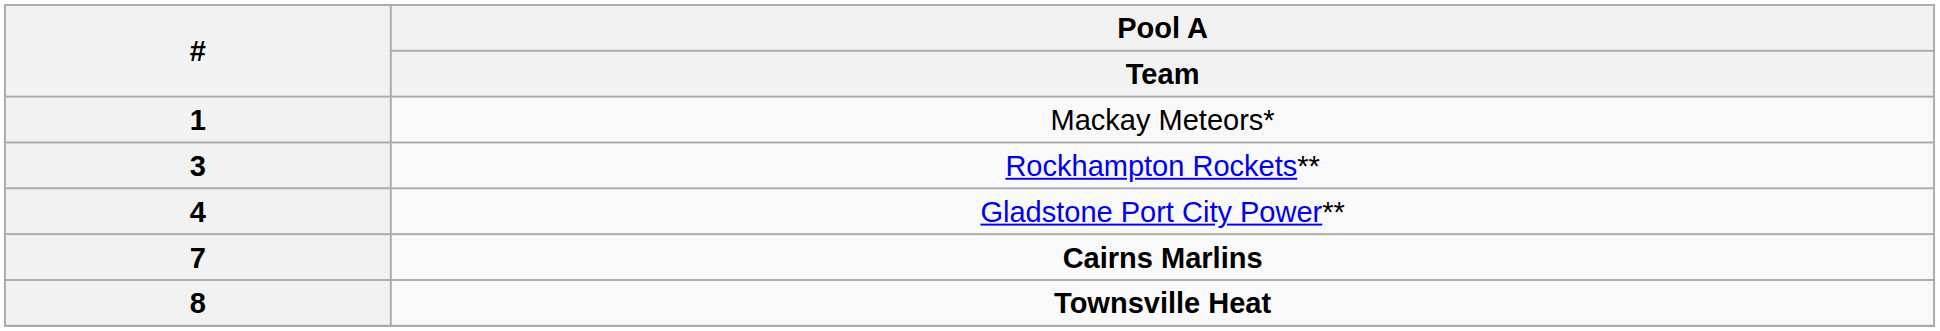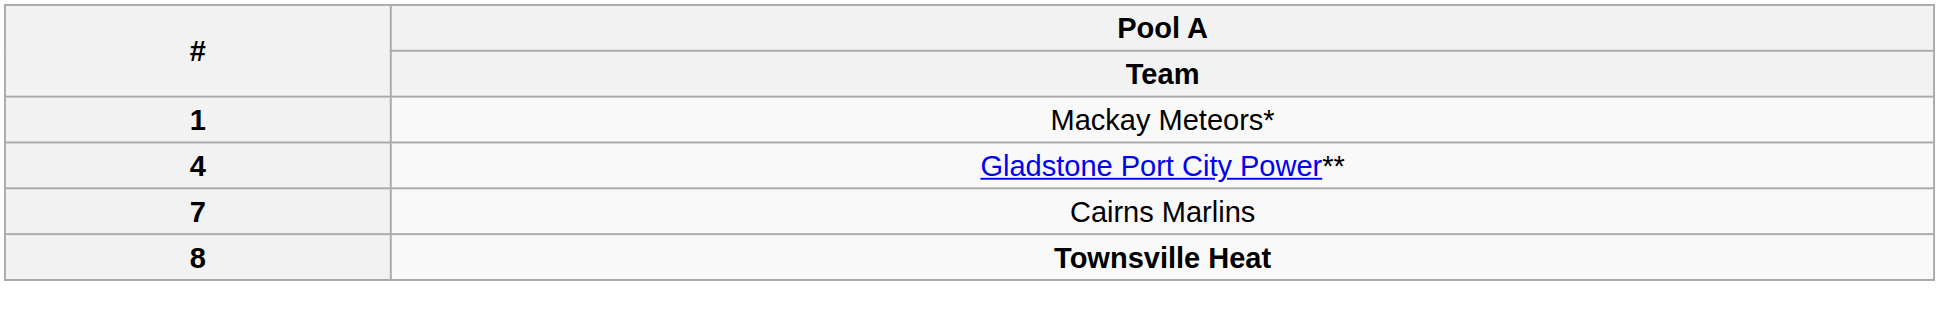- row: (198, 166)
(1163, 258) bold -> (1163, 212) normal
